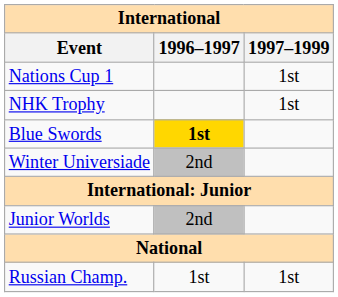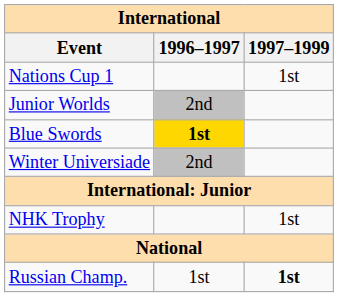rows swapped: (57, 104) <-> (59, 219)
(289, 276) normal -> (289, 276) bold
